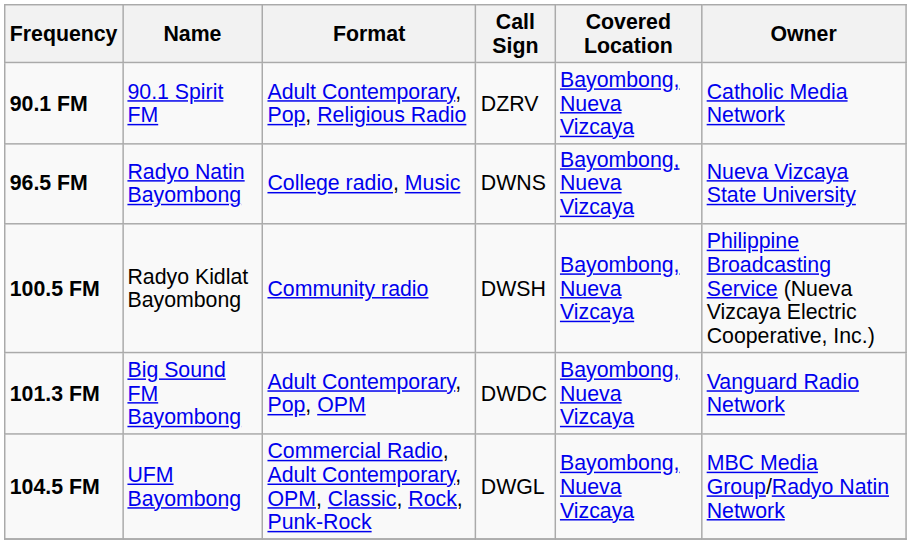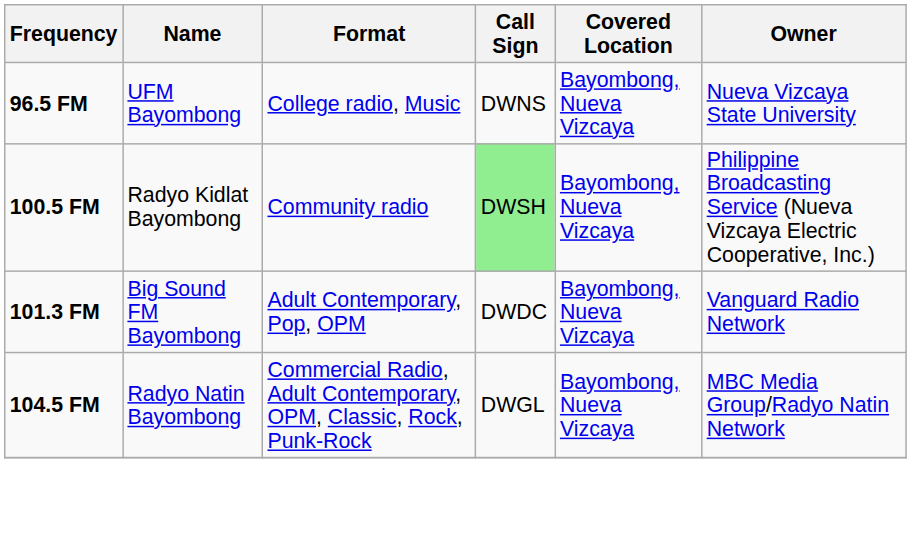- row: (49, 103)
(186, 184) Radyo Natin Bayombong -> (184, 103) UFM Bayombong
(513, 289) no background -> (513, 208) lightgreen background
(184, 486) UFM Bayombong -> (186, 405) Radyo Natin Bayombong
